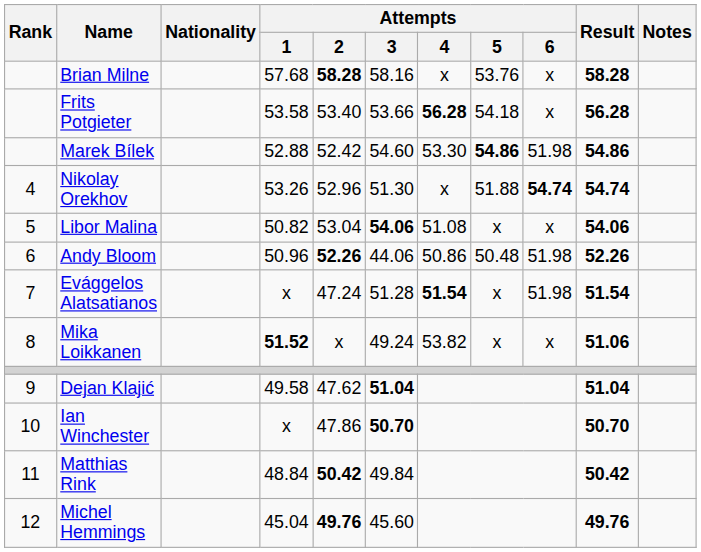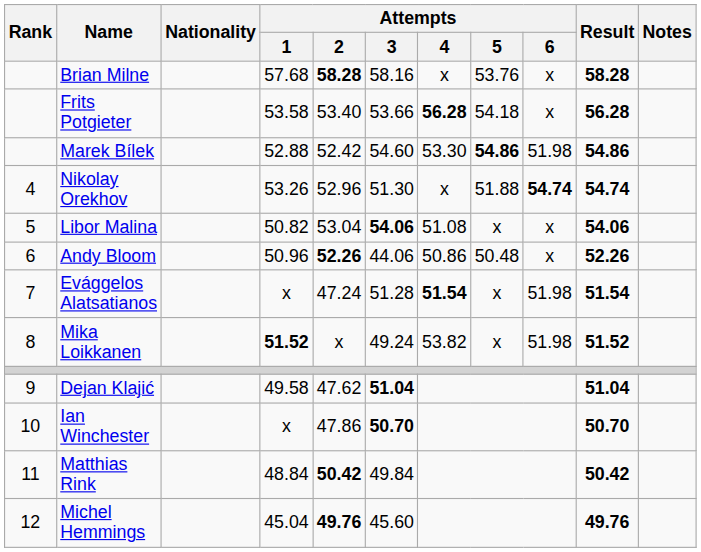(550, 255) 51.98 -> (550, 255) x
(550, 342) x -> (550, 342) 51.98
(607, 342) 51.06 -> (607, 342) 51.52
